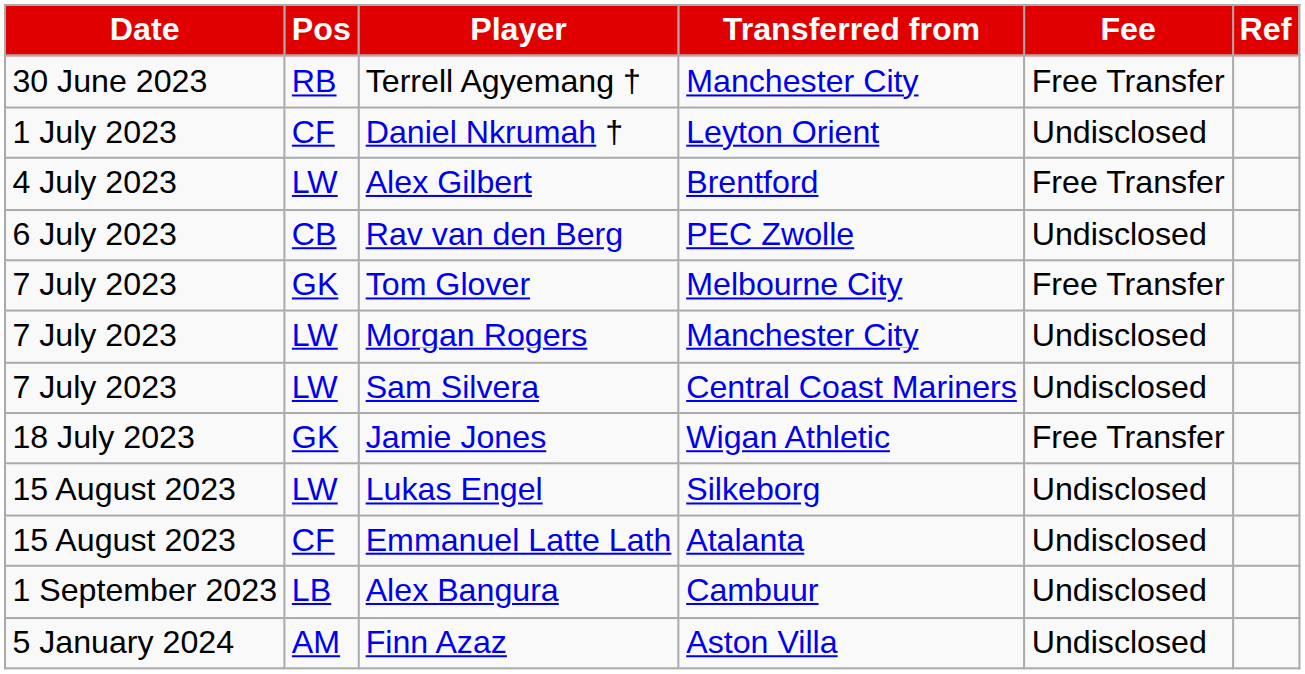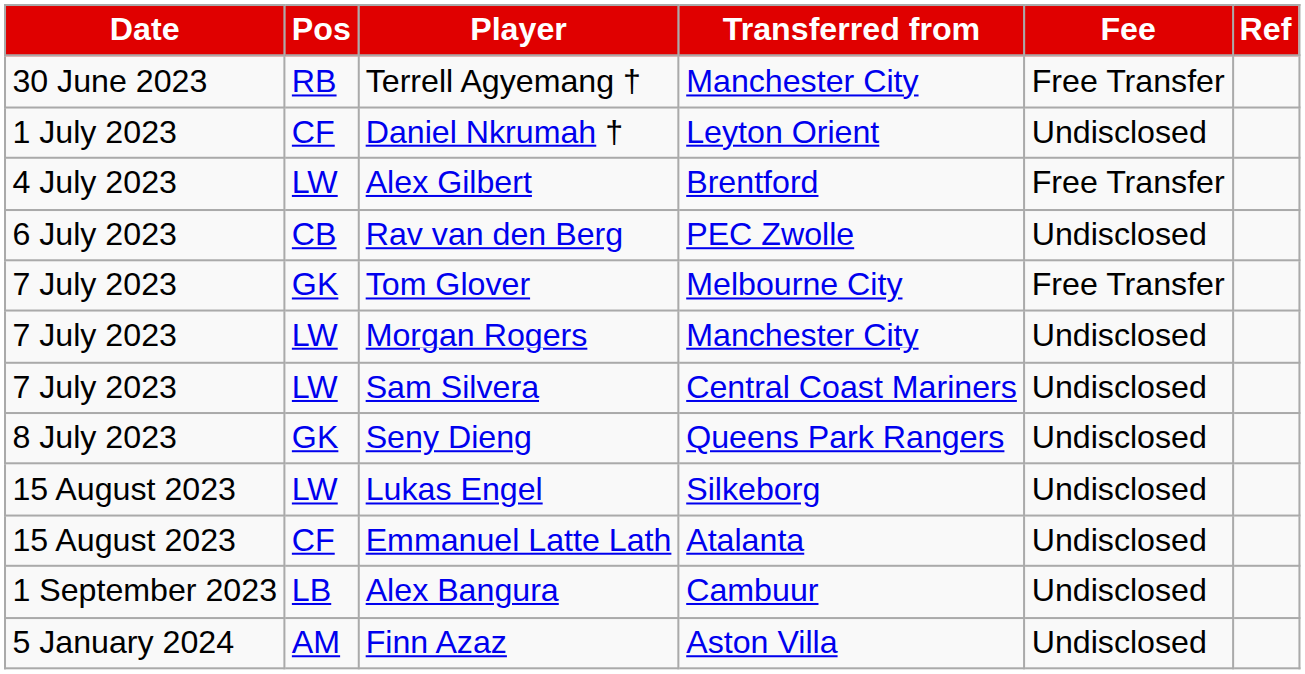+ row: (449, 438)
- row: (456, 438)
